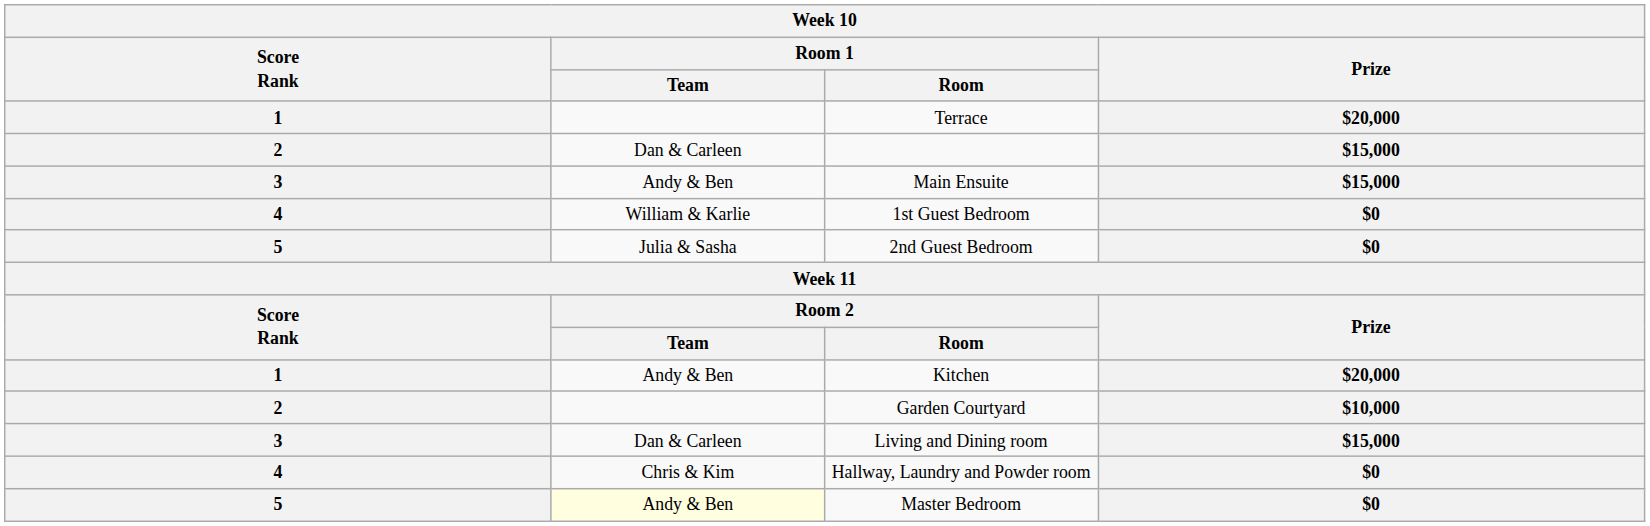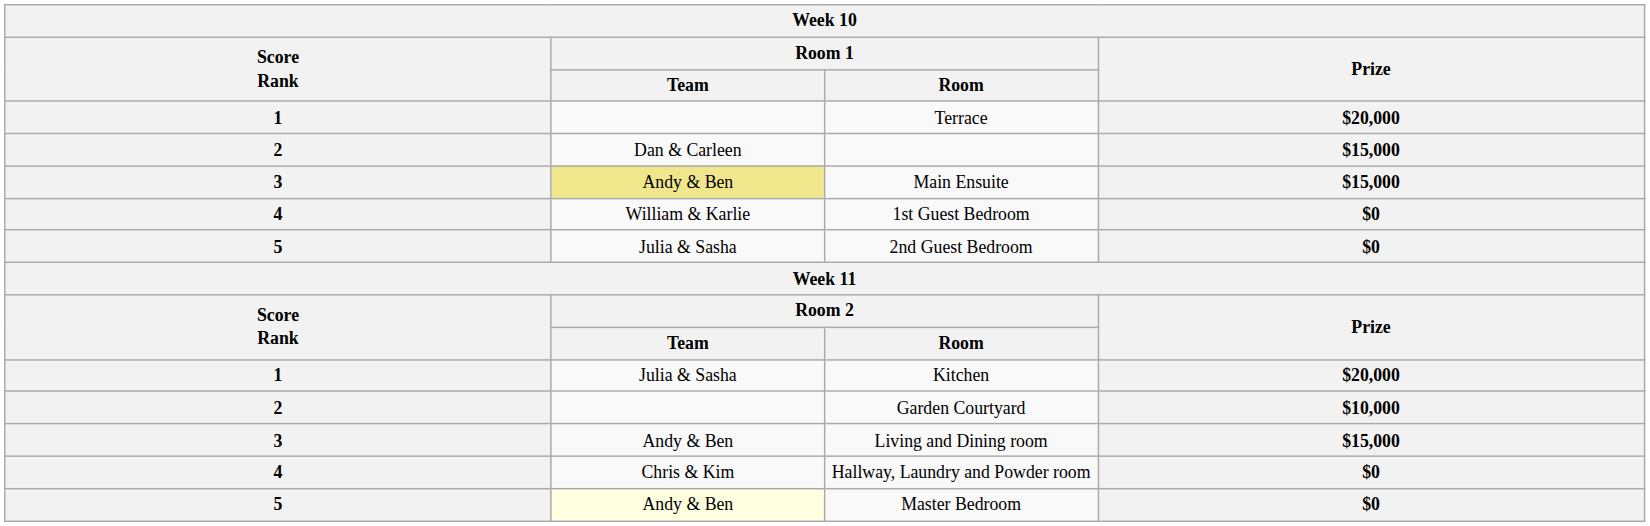(688, 182) no background -> (688, 182) khaki background
(688, 375) Andy & Ben -> (688, 375) Julia & Sasha
(688, 440) Dan & Carleen -> (688, 440) Andy & Ben
